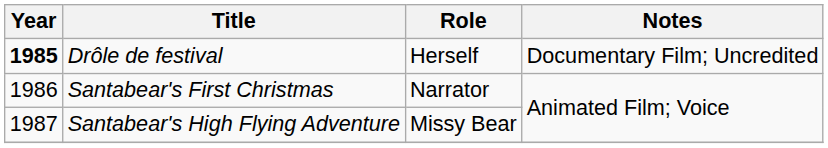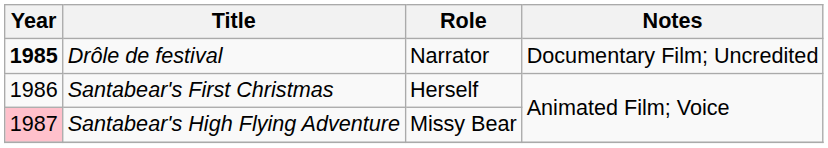(444, 55) Herself -> (450, 55) Narrator
(450, 90) Narrator -> (444, 90) Herself
(34, 124) no background -> (34, 124) pink background
